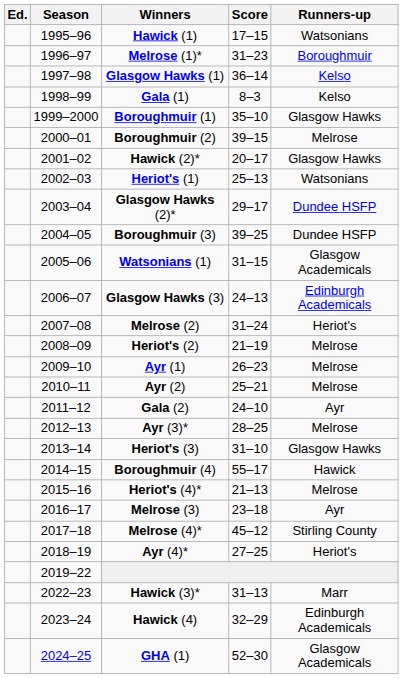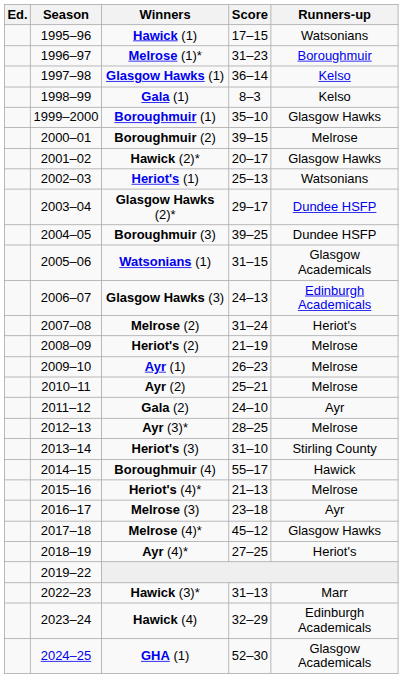(335, 449) Glasgow Hawks -> (335, 449) Stirling County
(335, 531) Stirling County -> (335, 531) Glasgow Hawks
